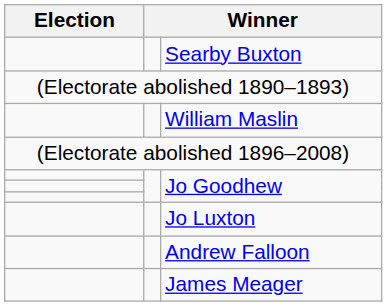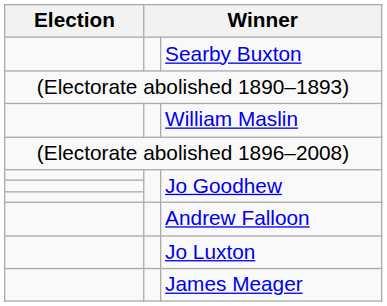rows swapped: (74, 252) <-> (74, 219)
